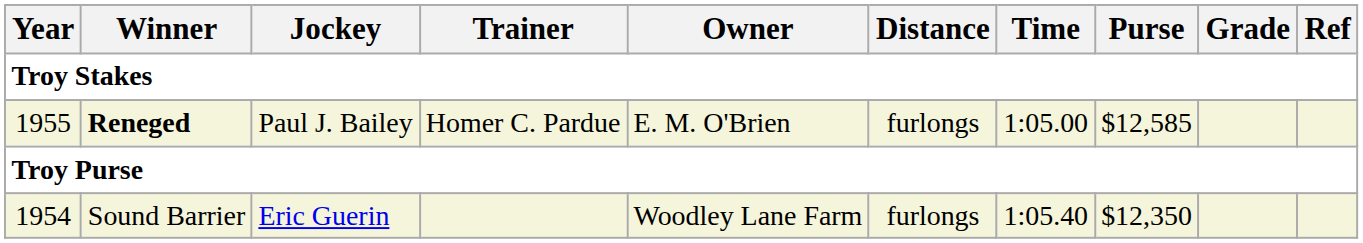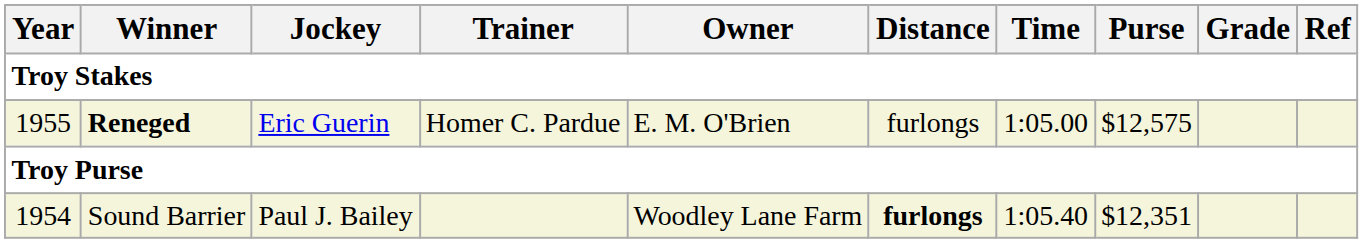(336, 122) Paul J. Bailey -> (324, 122) Eric Guerin
(1147, 122) $12,585 -> (1147, 122) $12,575
(324, 214) Eric Guerin -> (336, 214) Paul J. Bailey
(933, 214) normal -> (933, 214) bold
(1147, 214) $12,350 -> (1147, 214) $12,351
